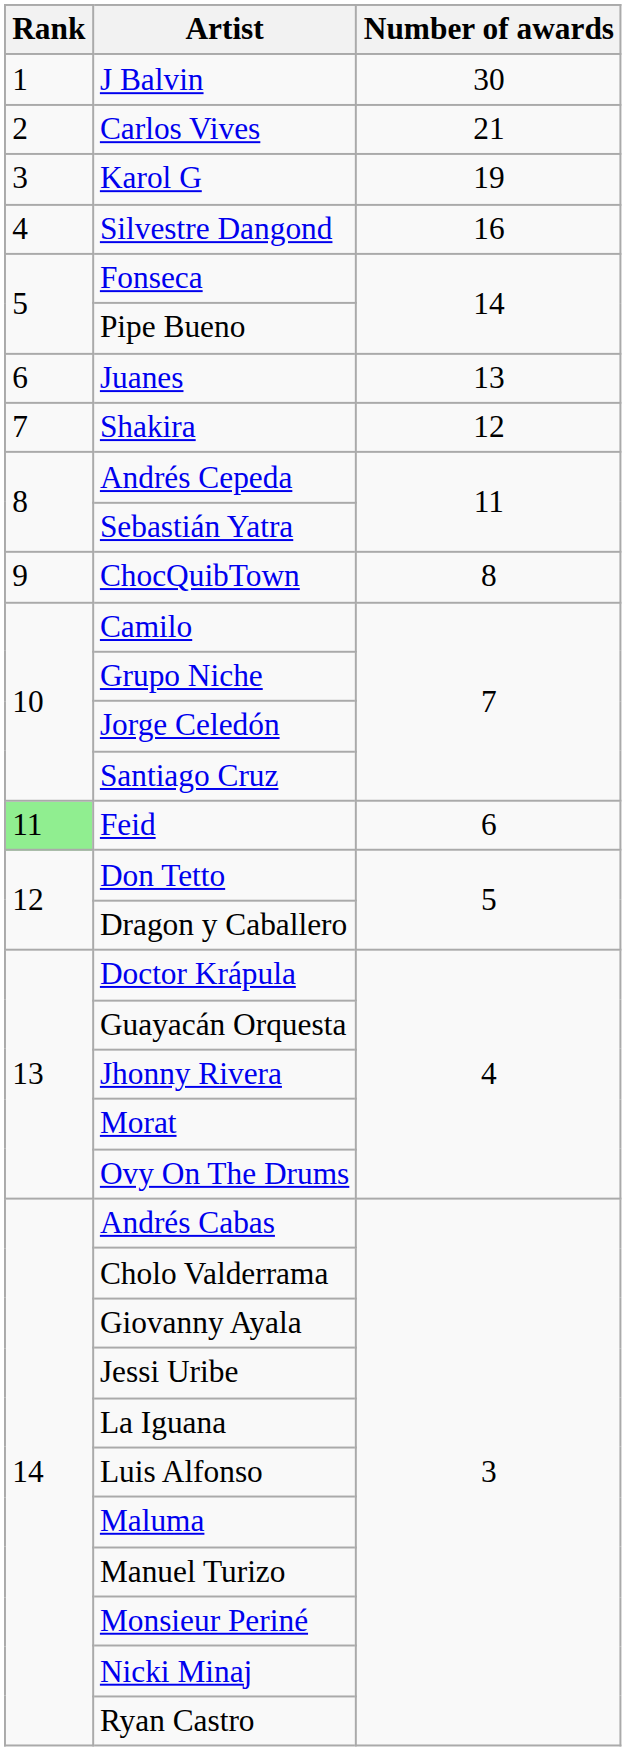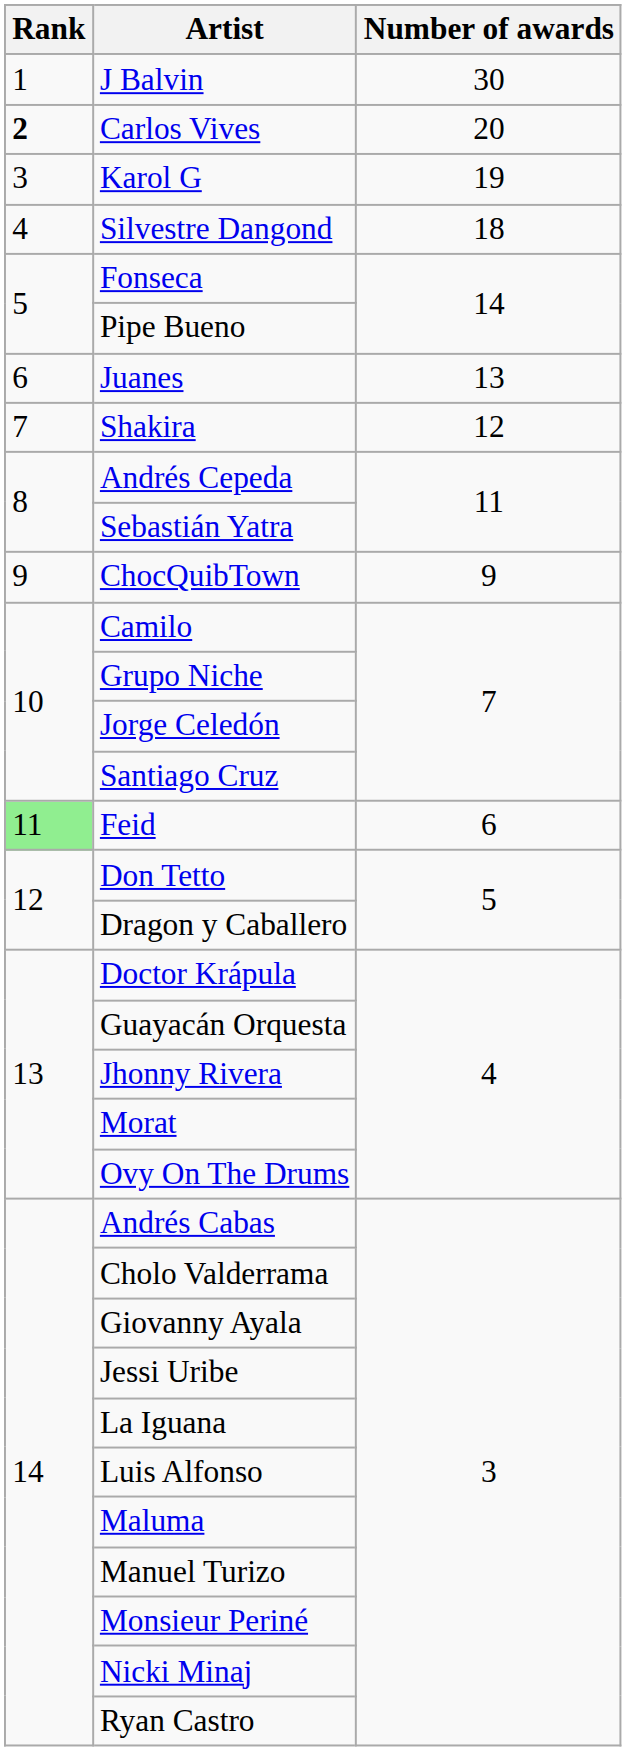(20, 128) normal -> (20, 128) bold
(489, 128) 21 -> (489, 128) 20
(489, 228) 16 -> (489, 228) 18
(489, 576) 8 -> (489, 576) 9
